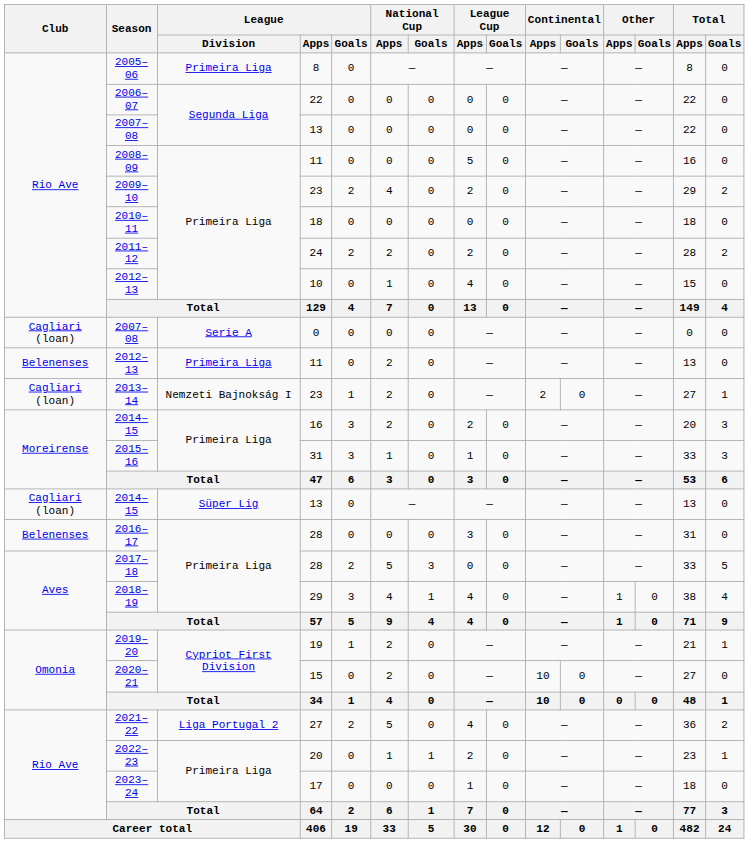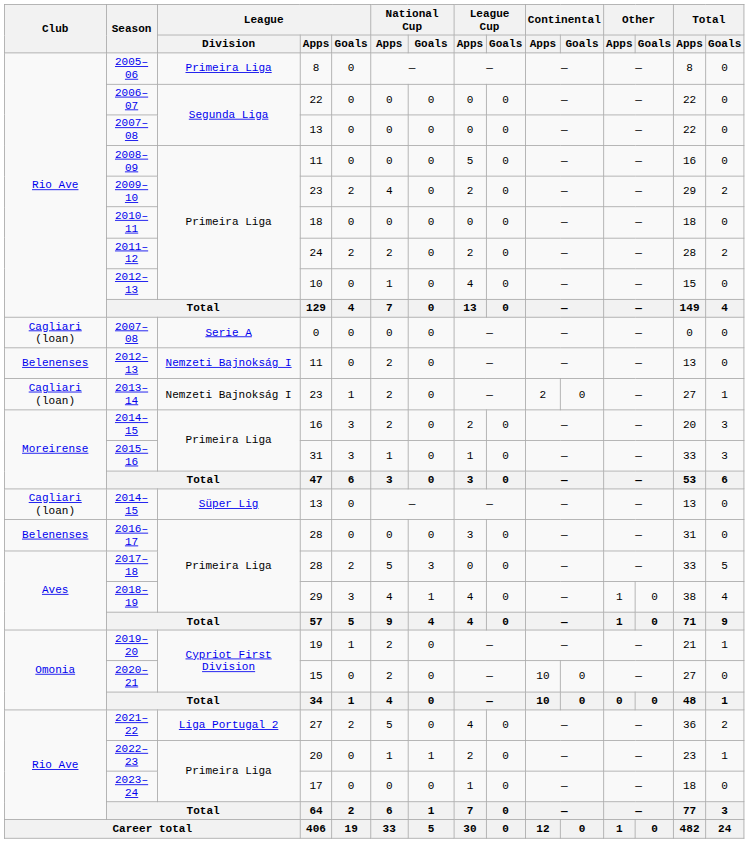(229, 363) Primeira Liga -> (229, 363) Nemzeti Bajnokság I
